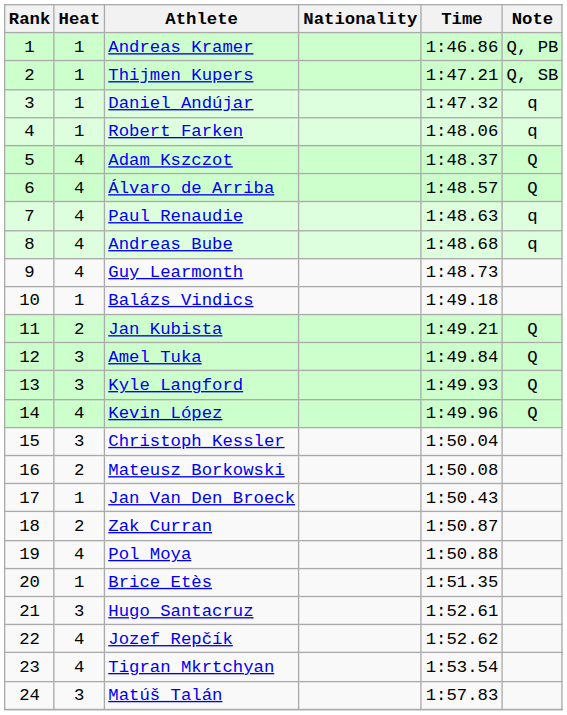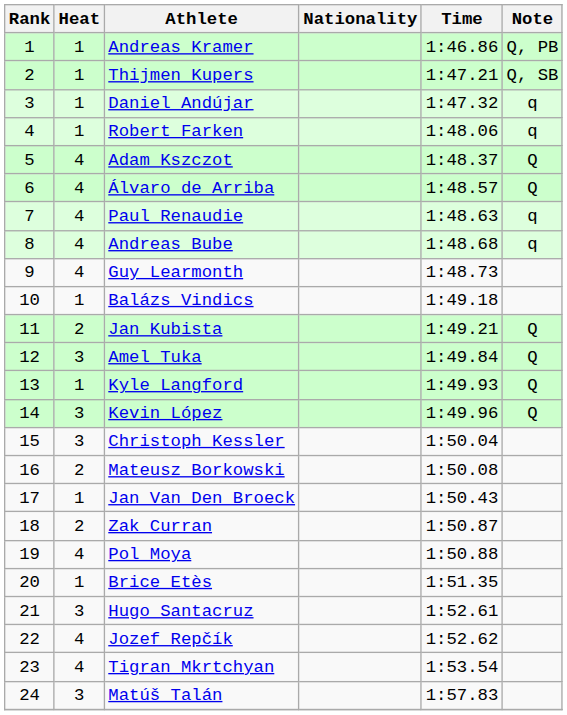(79, 385) 3 -> (79, 385) 1
(79, 413) 4 -> (79, 413) 3
